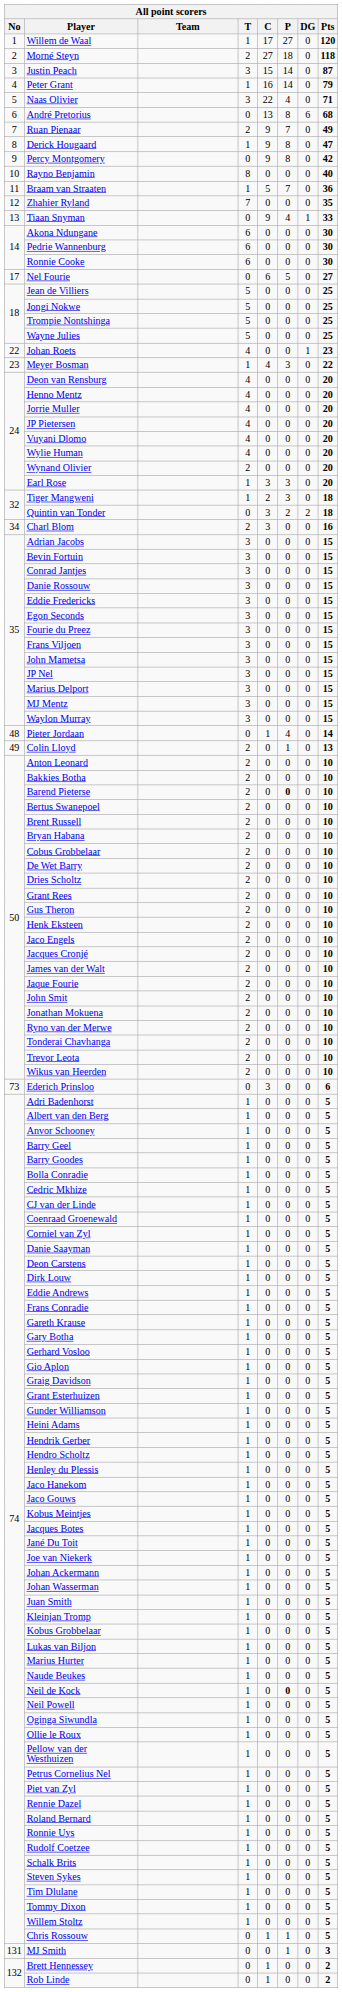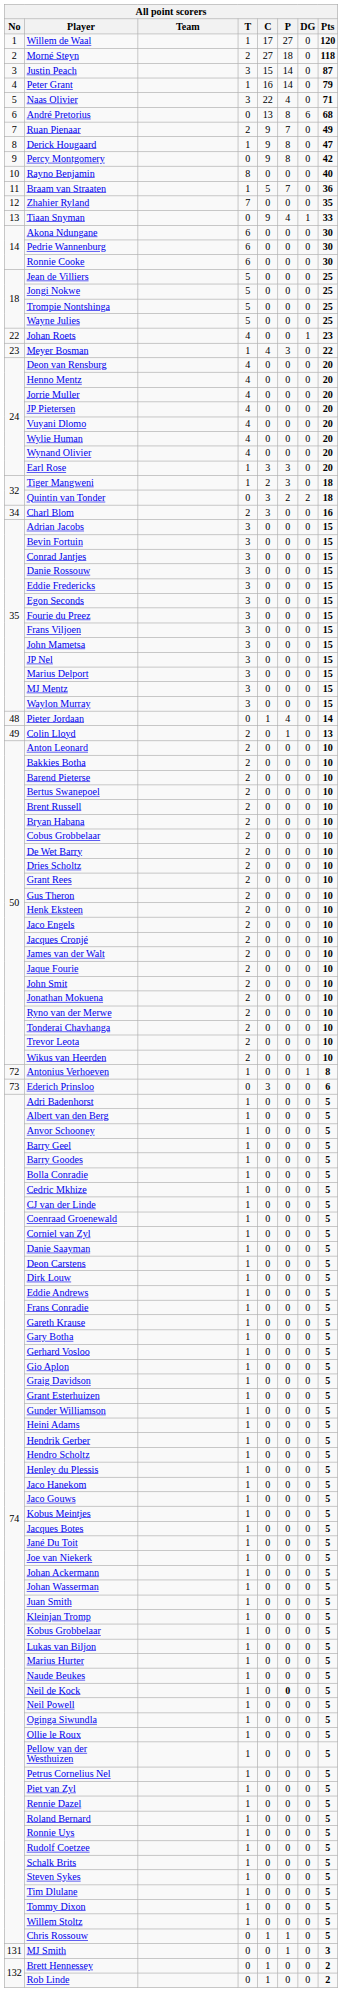- row: (48, 276)
(248, 468) 2 -> (248, 453) 4
(288, 792) bold -> (288, 777) normal
+ row: (68, 1072)
